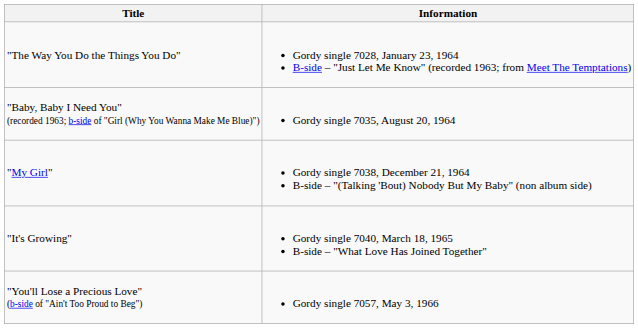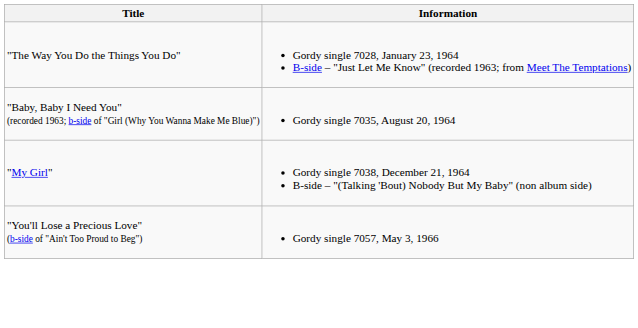- row: (39, 238)
